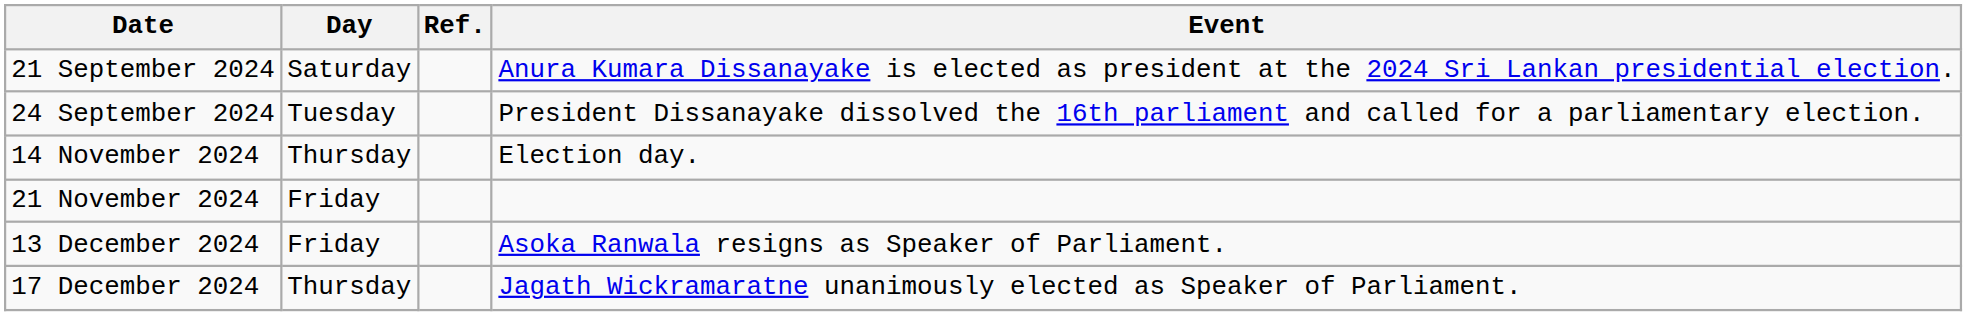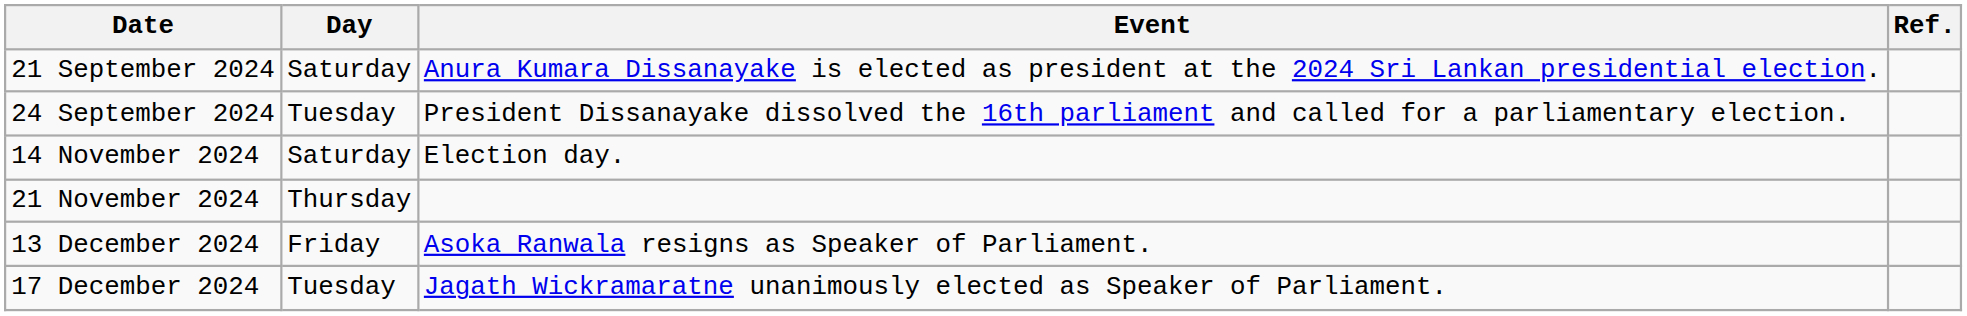columns swapped: (1227, 27) <-> (455, 27)
(349, 157) Thursday -> (349, 157) Saturday
(334, 200) Friday -> (349, 200) Thursday
(349, 287) Thursday -> (342, 287) Tuesday
